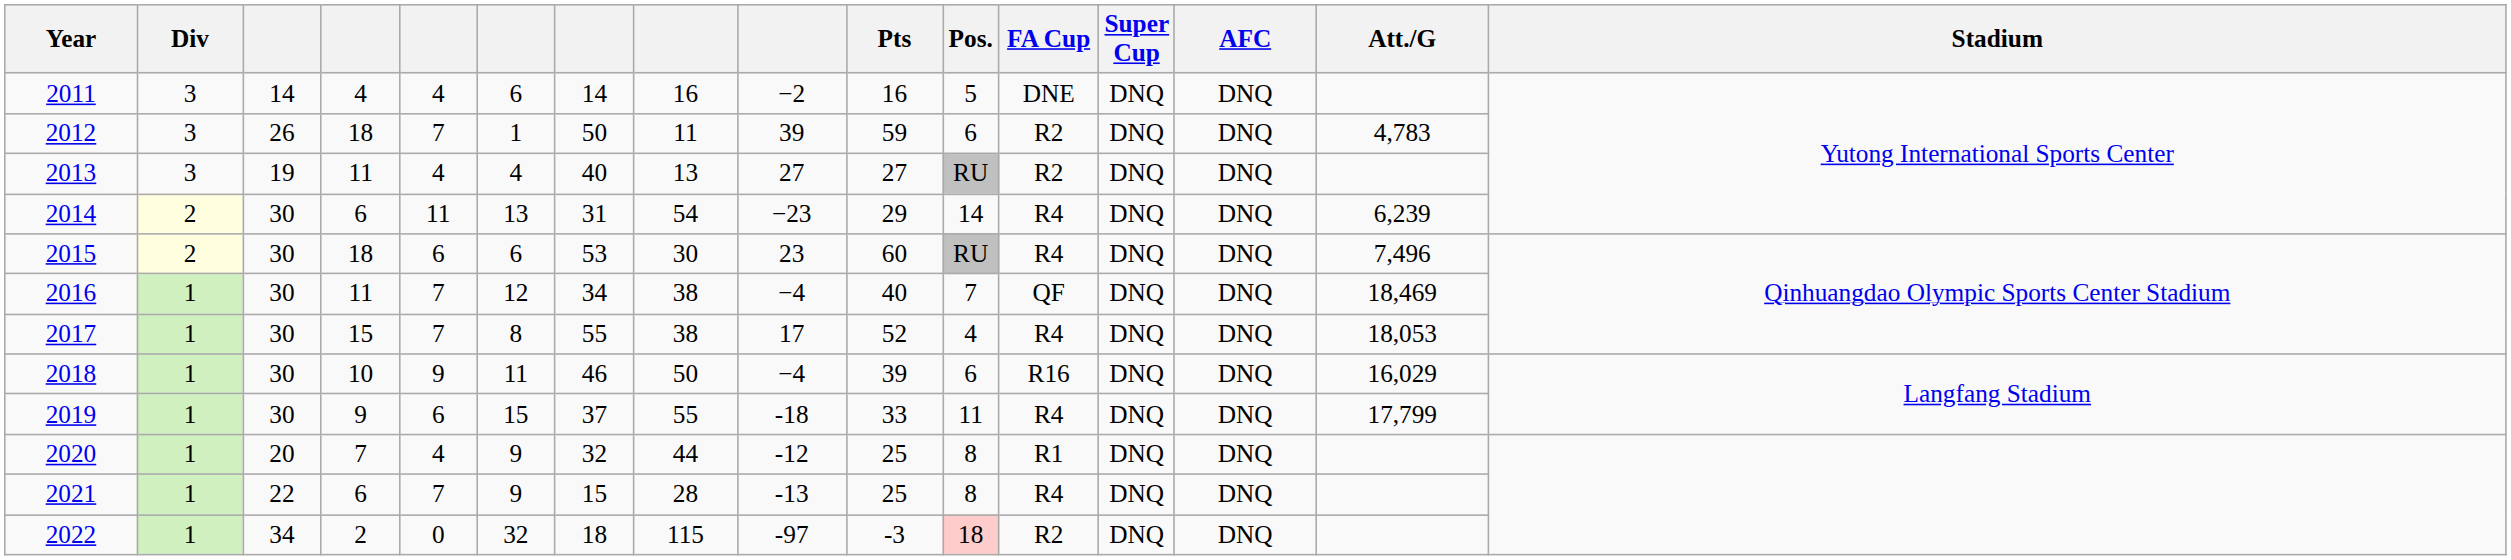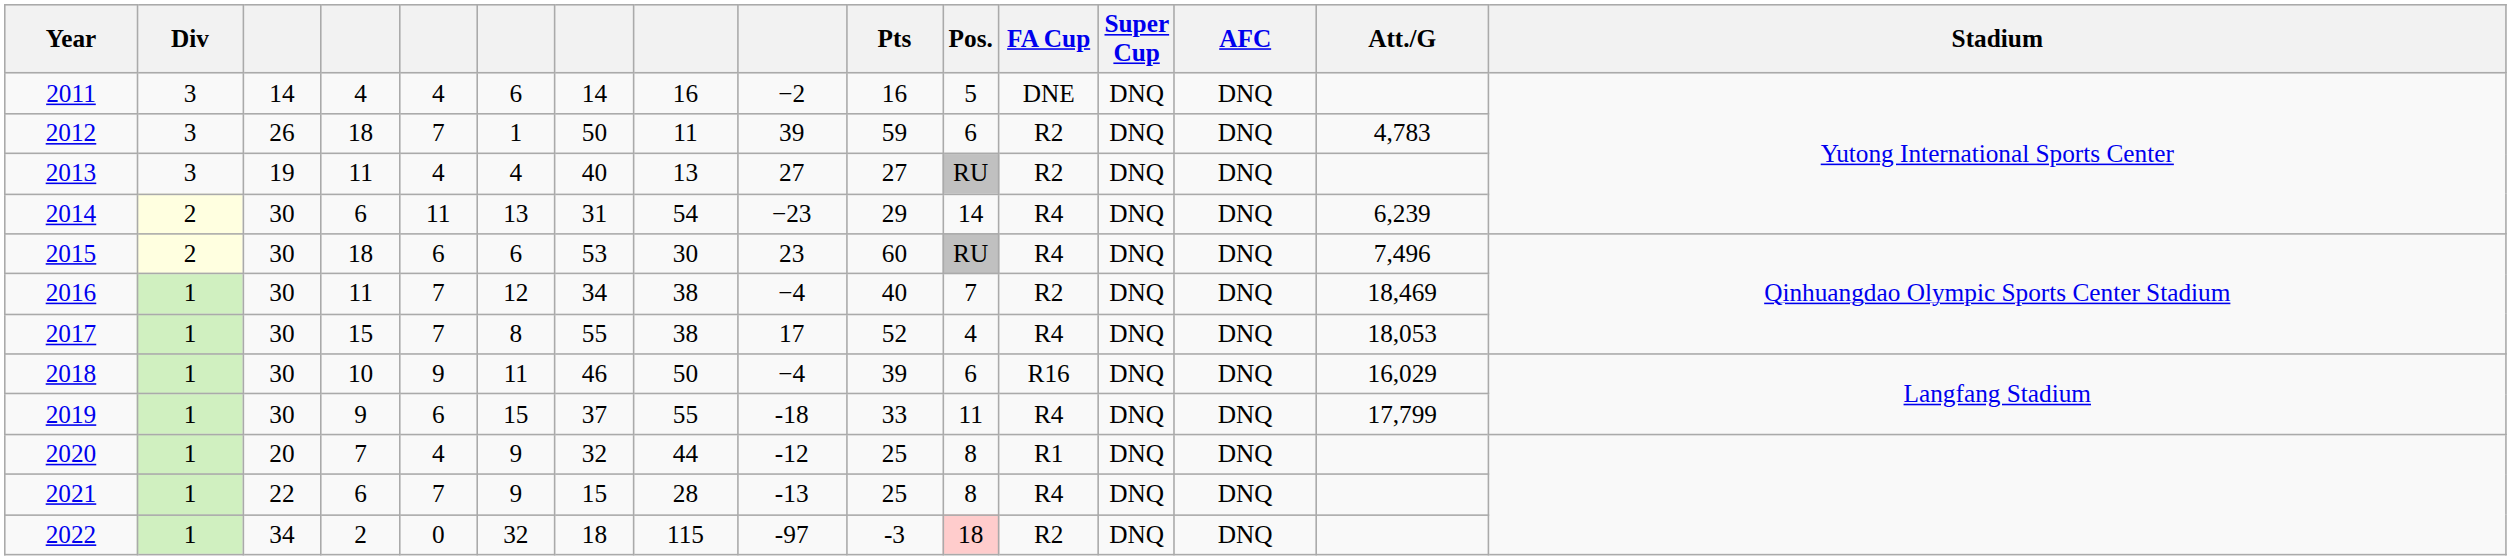(1049, 293) QF -> (1049, 293) R2
